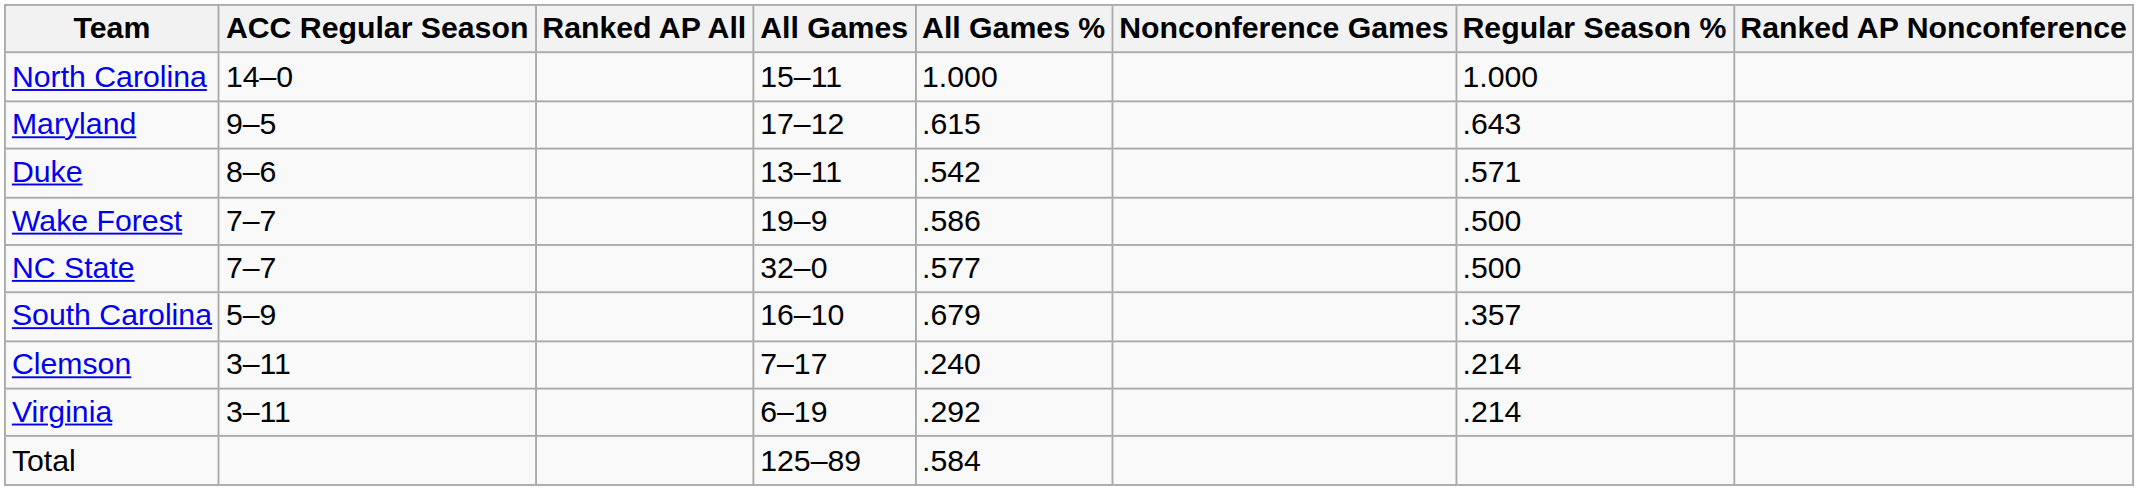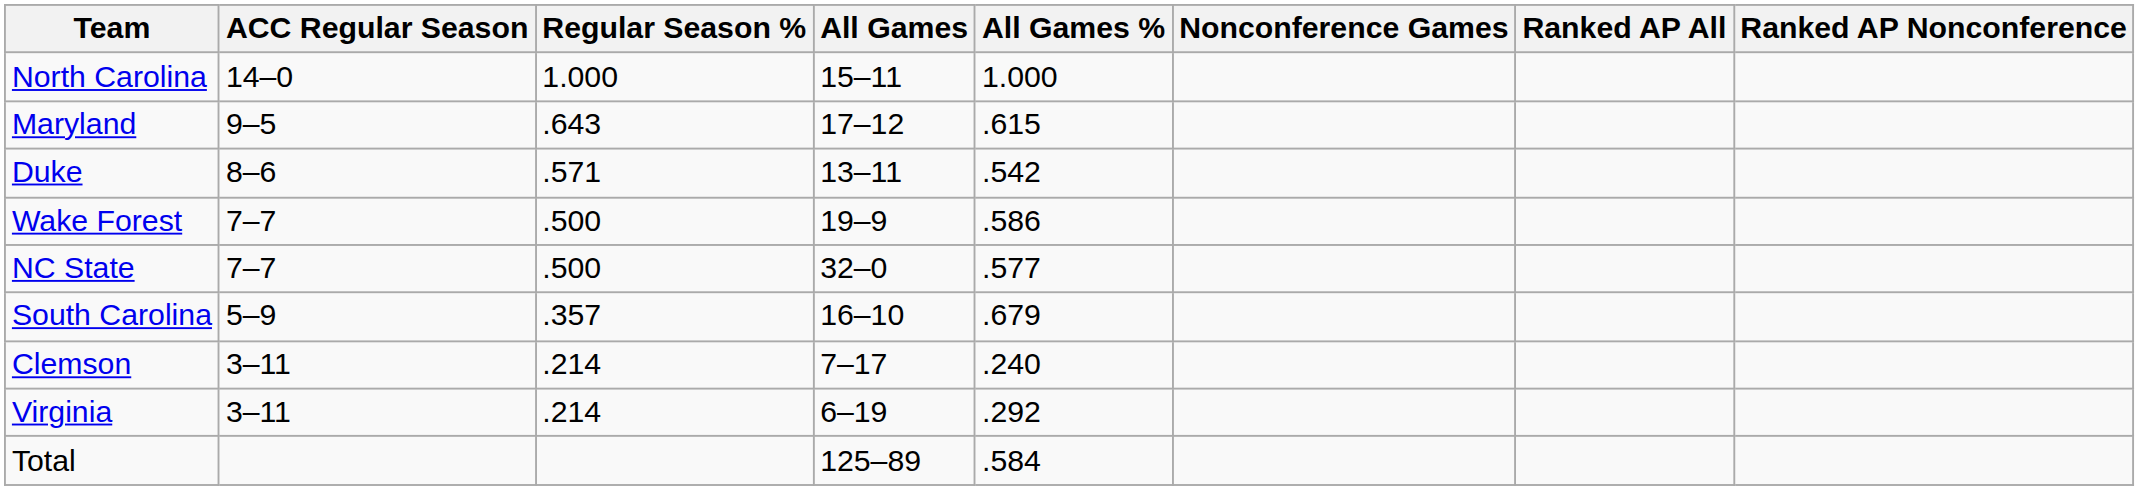columns swapped: (1594, 28) <-> (644, 28)
